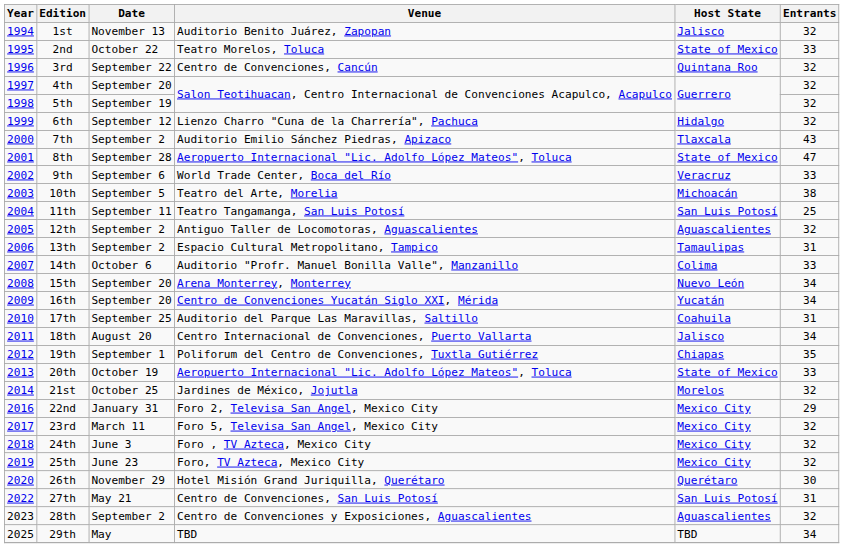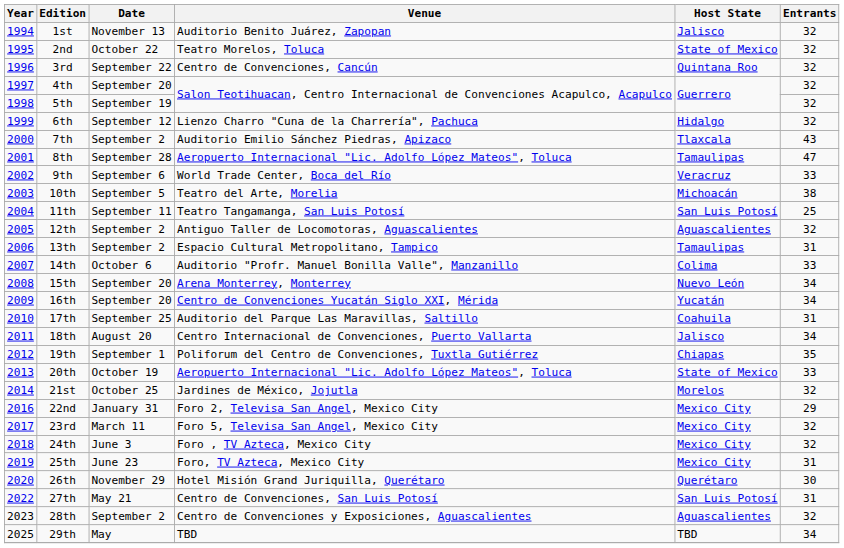(810, 50) 33 -> (810, 50) 32
(727, 157) State of Mexico -> (711, 157) Tamaulipas
(810, 462) 32 -> (810, 462) 31
